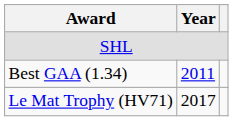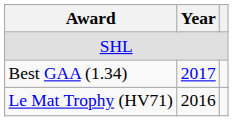(198, 73) 2011 -> (198, 73) 2017
(198, 101) 2017 -> (198, 101) 2016
